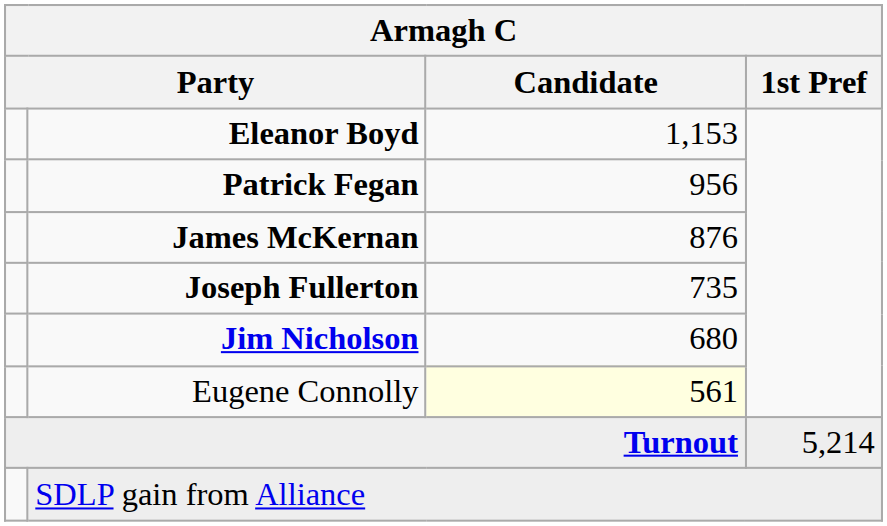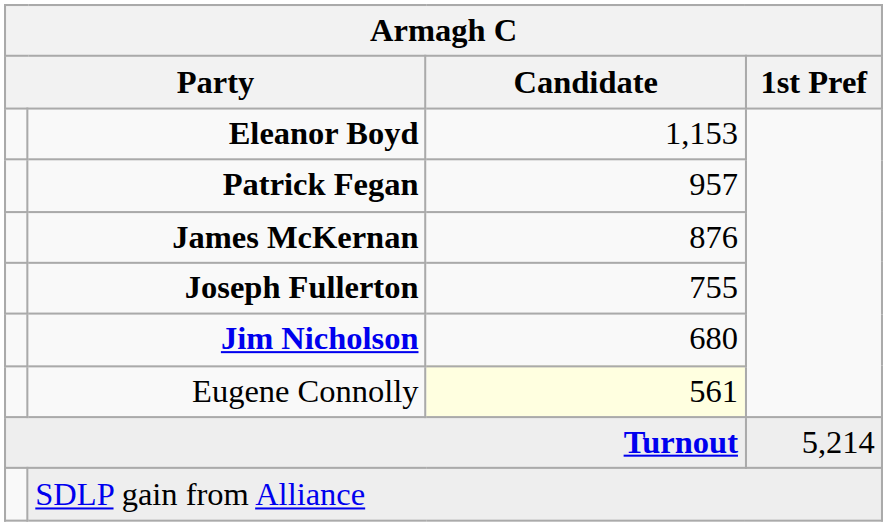(714, 184) 956 -> (714, 184) 957
(714, 287) 735 -> (714, 287) 755
